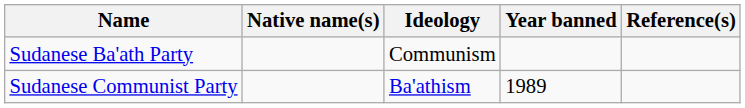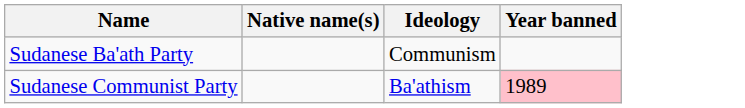- column: (681, 20)
(526, 86) no background -> (526, 86) pink background
